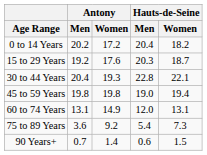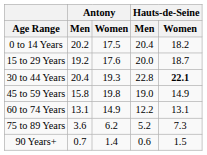(111, 45) 17.2 -> (111, 45) 17.5
(145, 61) 20.3 -> (145, 61) 20.0
(180, 77) normal -> (180, 77) bold
(80, 93) 19.8 -> (80, 93) 15.8
(180, 93) 19.4 -> (180, 93) 14.9
(145, 110) 12.0 -> (145, 110) 12.2
(111, 126) 9.2 -> (111, 126) 6.2
(145, 126) 5.4 -> (145, 126) 5.2
